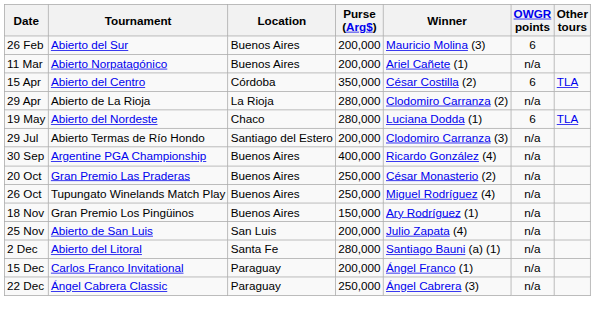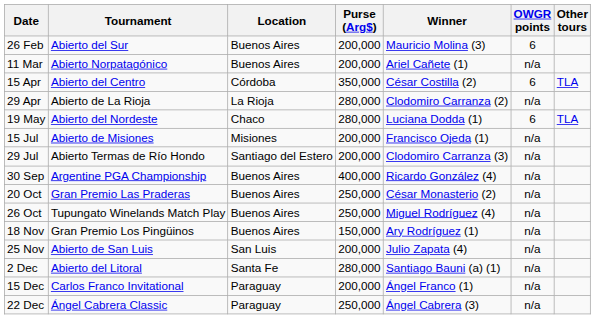+ row: (23, 138)
